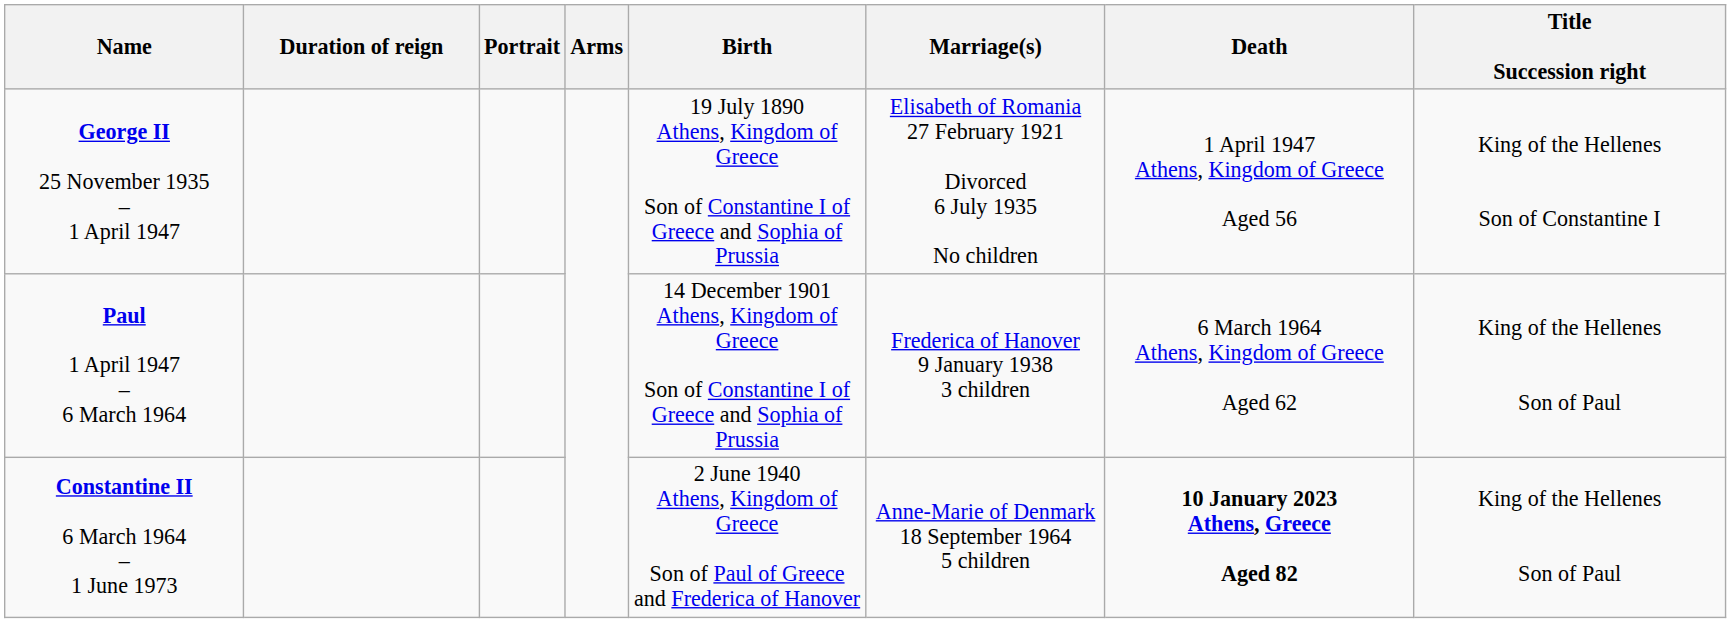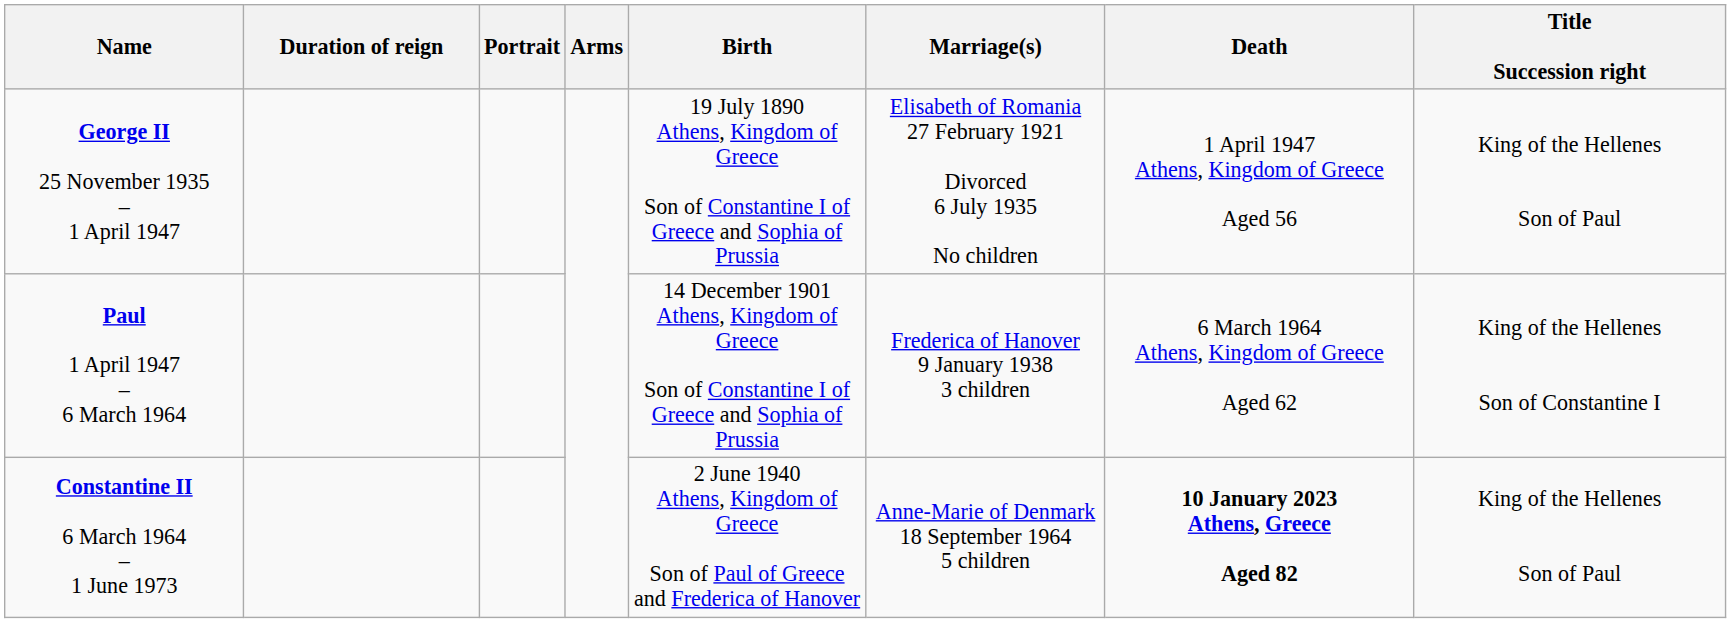(1570, 181) King of the Hellenes Son of Constantine I -> (1570, 181) King of the Hellenes Son of Paul
(1570, 365) King of the Hellenes Son of Paul -> (1570, 365) King of the Hellenes Son of Constantine I
